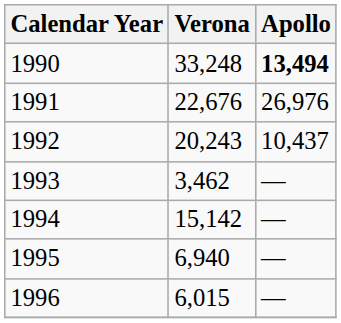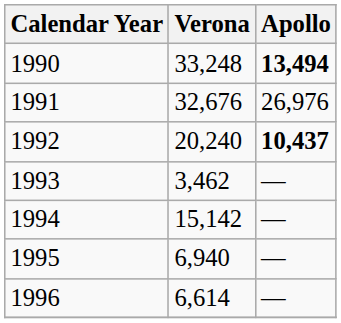(208, 102) 22,676 -> (208, 102) 32,676
(208, 141) 20,243 -> (208, 141) 20,240
(295, 141) normal -> (295, 141) bold
(202, 297) 6,015 -> (202, 297) 6,614
